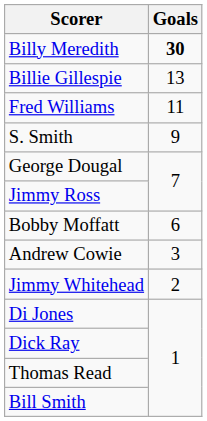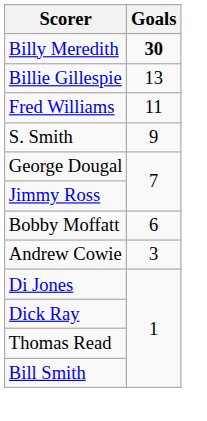- row: (76, 284)
